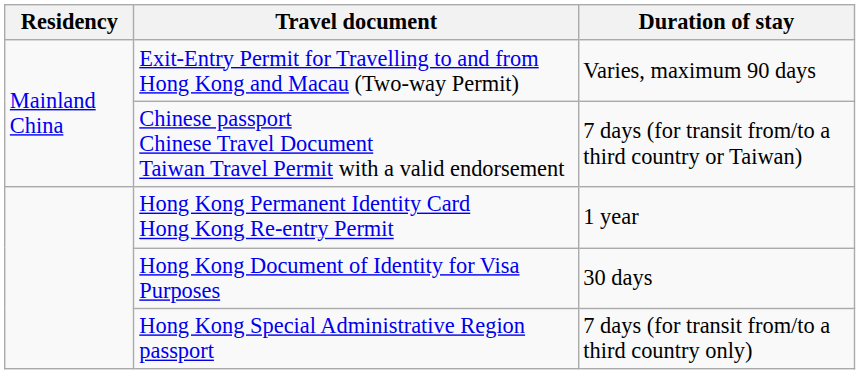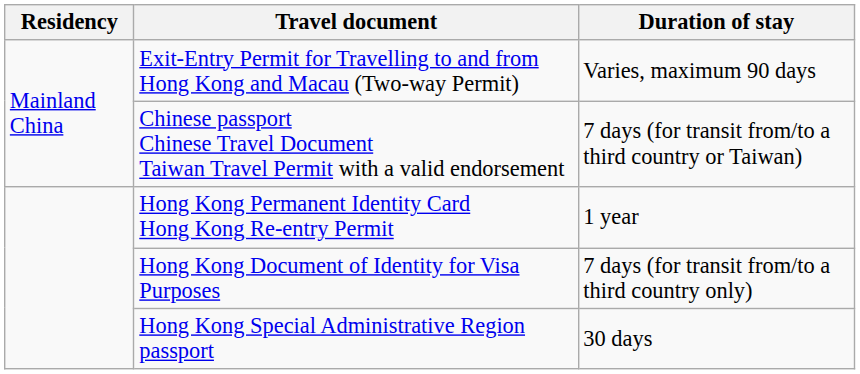(618, 277) 30 days -> (707, 277) 7 days (for transit from/to a third country only)
(707, 338) 7 days (for transit from/to a third country only) -> (618, 338) 30 days
